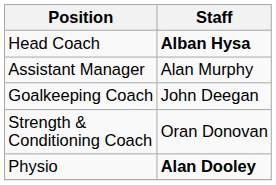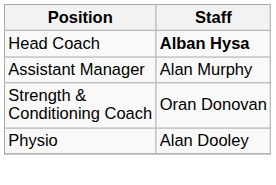- row: (81, 95)
(208, 166) bold -> (204, 140) normal
